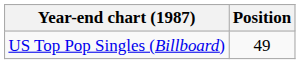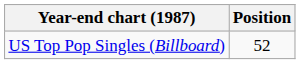(262, 44) 49 -> (262, 44) 52
